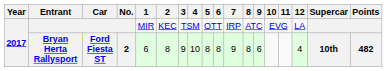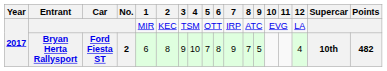(208, 50) 8 -> (208, 50) 7
(248, 50) 8 -> (248, 50) 7
(259, 50) 6 -> (259, 50) 5
